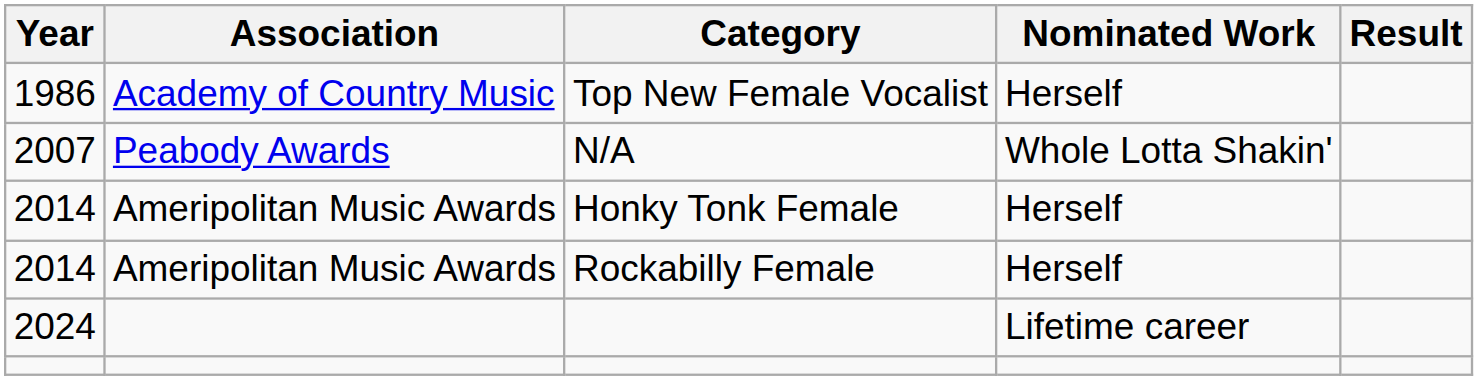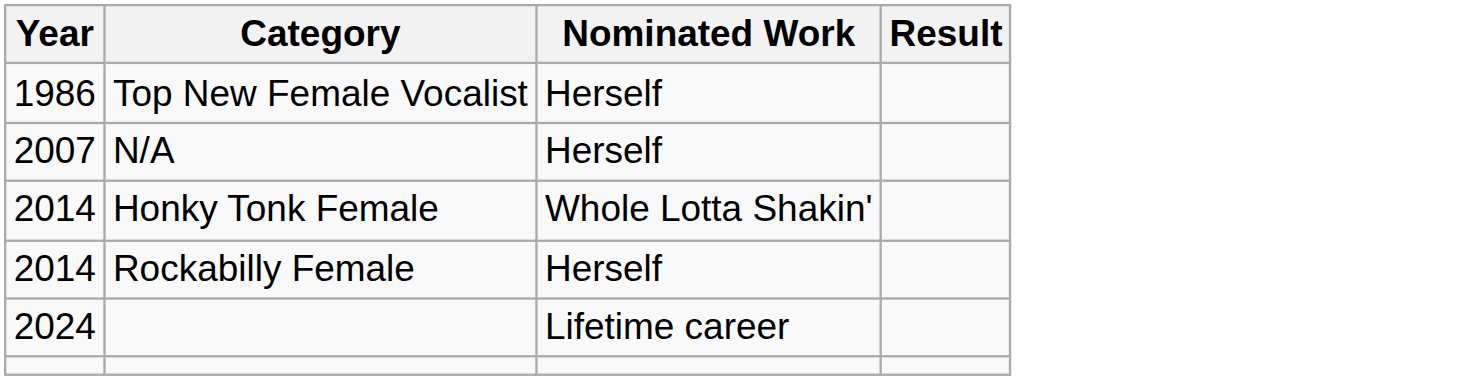- column: (334, 33)
(1169, 151) Whole Lotta Shakin' -> (603, 151) Herself
(1064, 209) Herself -> (709, 209) Whole Lotta Shakin'
